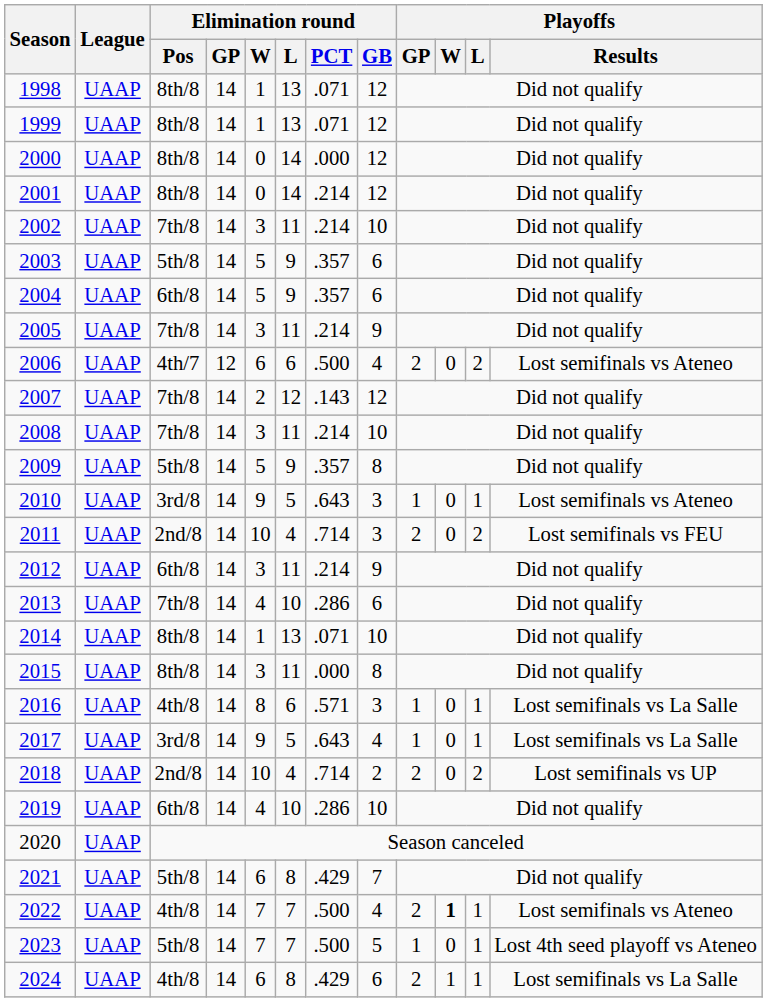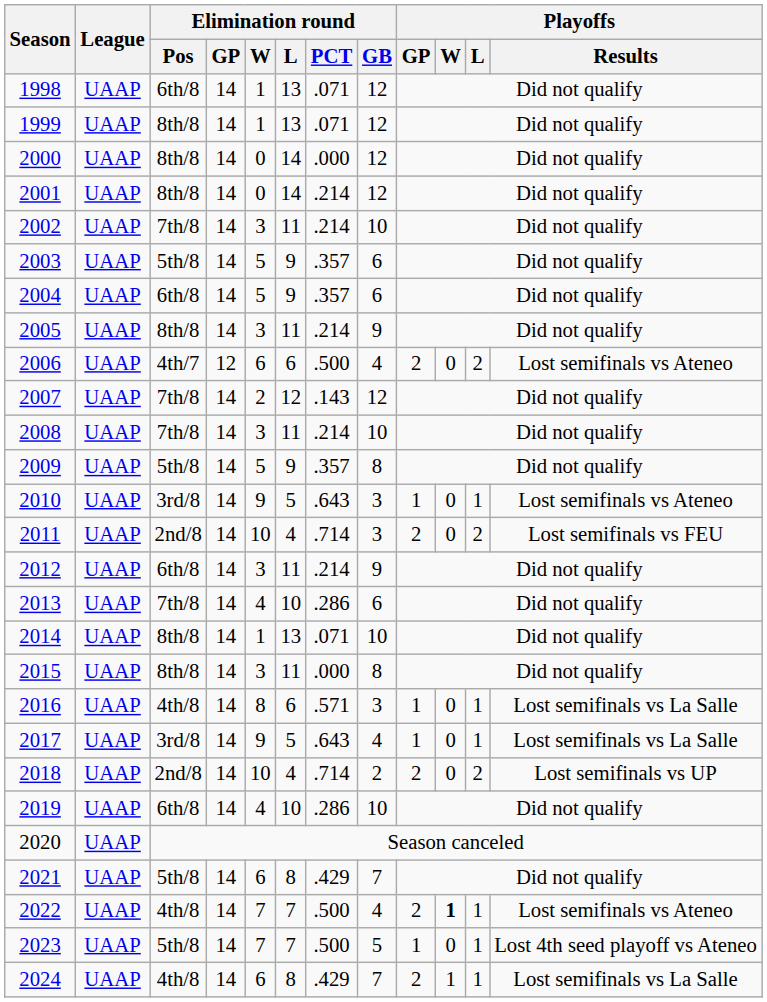(178, 90) 8th/8 -> (178, 90) 6th/8
(178, 329) 7th/8 -> (178, 329) 8th/8
(377, 979) 6 -> (377, 979) 7
